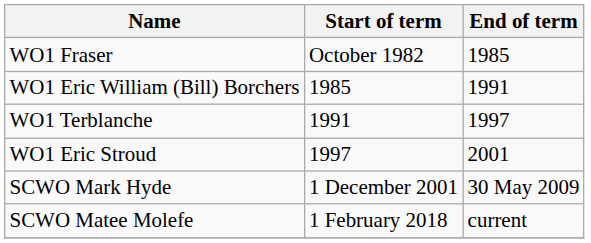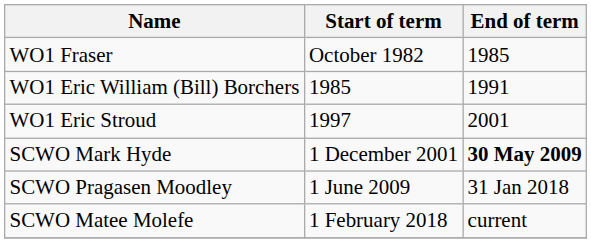- row: (81, 120)
(524, 187) normal -> (525, 154) bold
+ row: (121, 187)
